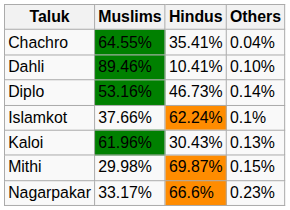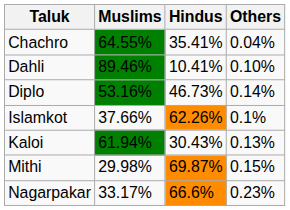(196, 117) 62.24% -> (196, 117) 62.26%
(125, 142) 61.96% -> (125, 142) 61.94%
